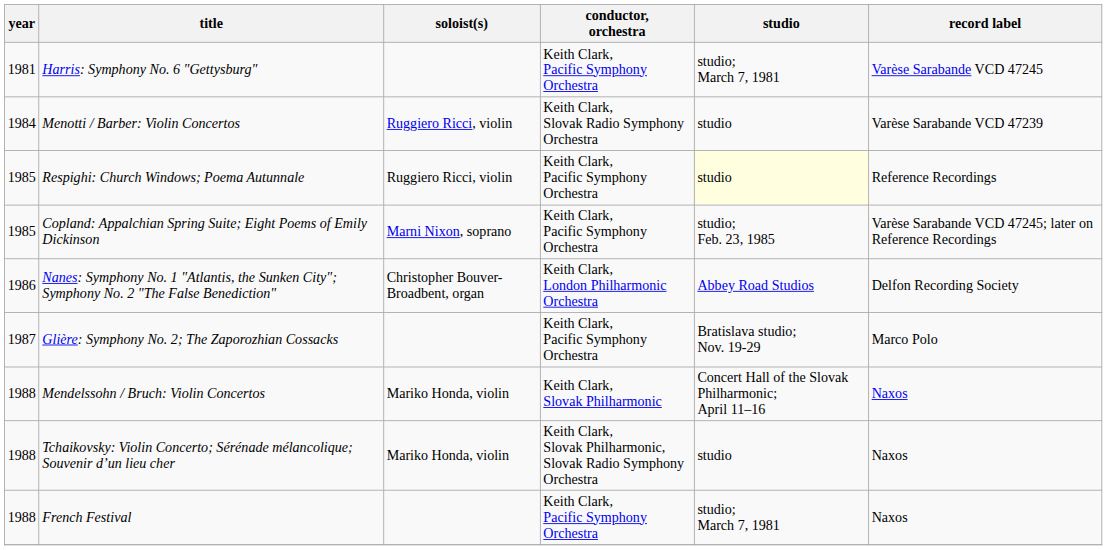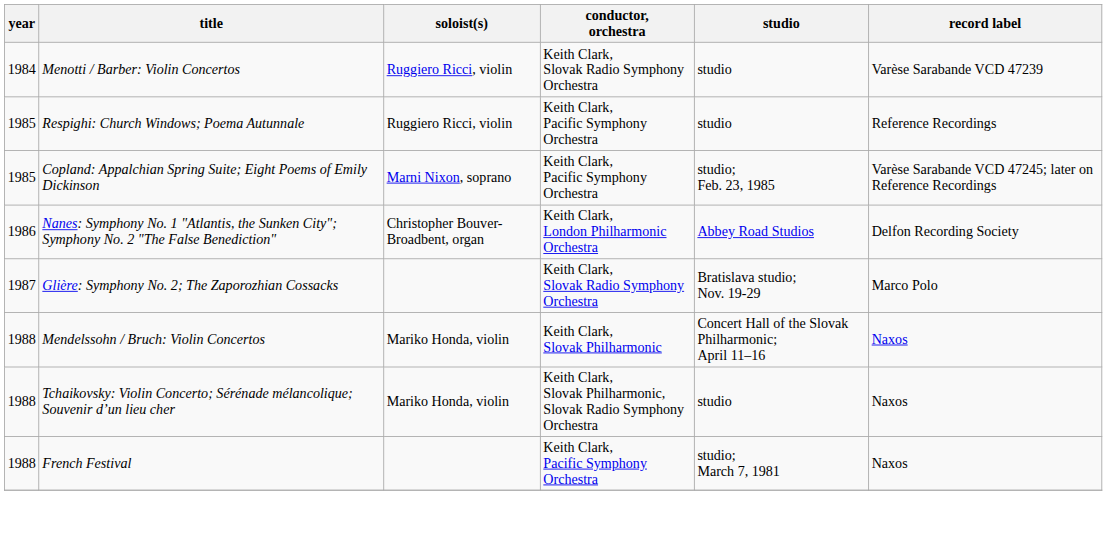- row: (150, 69)
(715, 177) lightyellow background -> (715, 123) no background
(595, 339) Keith Clark, Pacific Symphony Orchestra -> (614, 285) Keith Clark, Slovak Radio Symphony Orchestra
